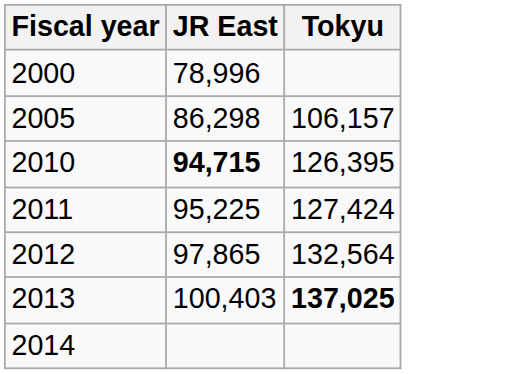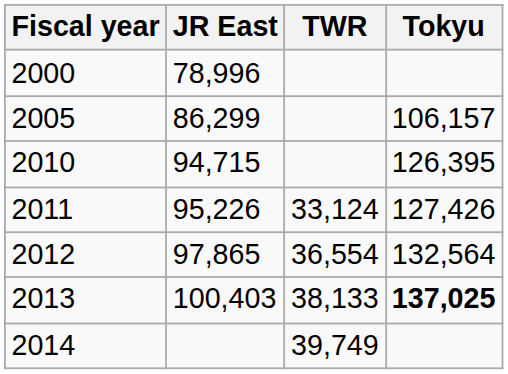+ column: (335, 27)
(217, 118) 86,298 -> (217, 118) 86,299
(217, 163) bold -> (217, 163) normal
(217, 208) 95,225 -> (217, 208) 95,226
(343, 208) 127,424 -> (444, 208) 127,426
